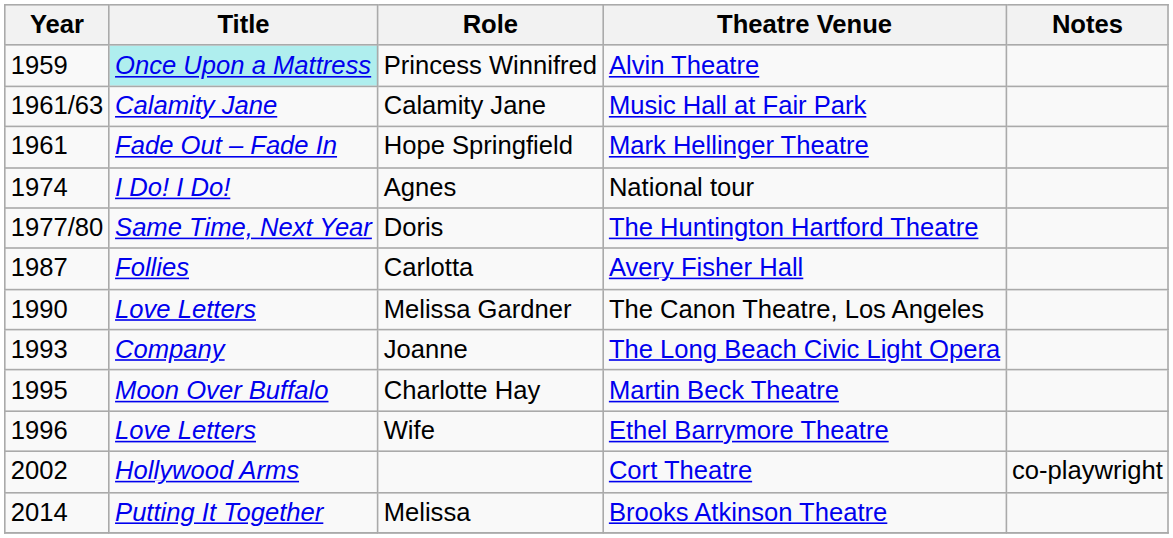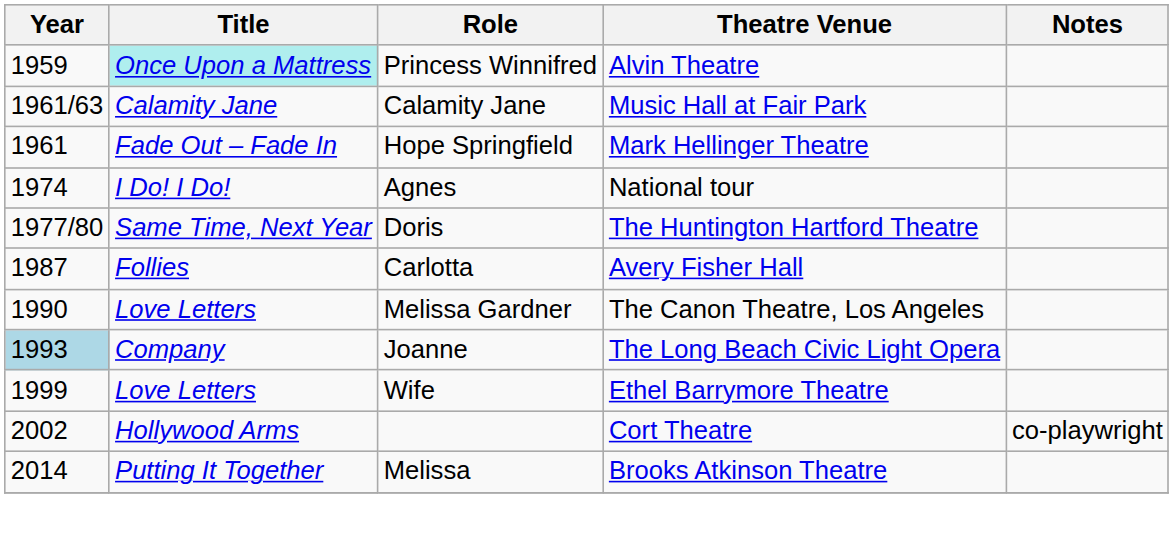(39, 349) no background -> (39, 349) lightblue background
- row: (462, 390)
(39, 430) 1996 -> (39, 390) 1999
